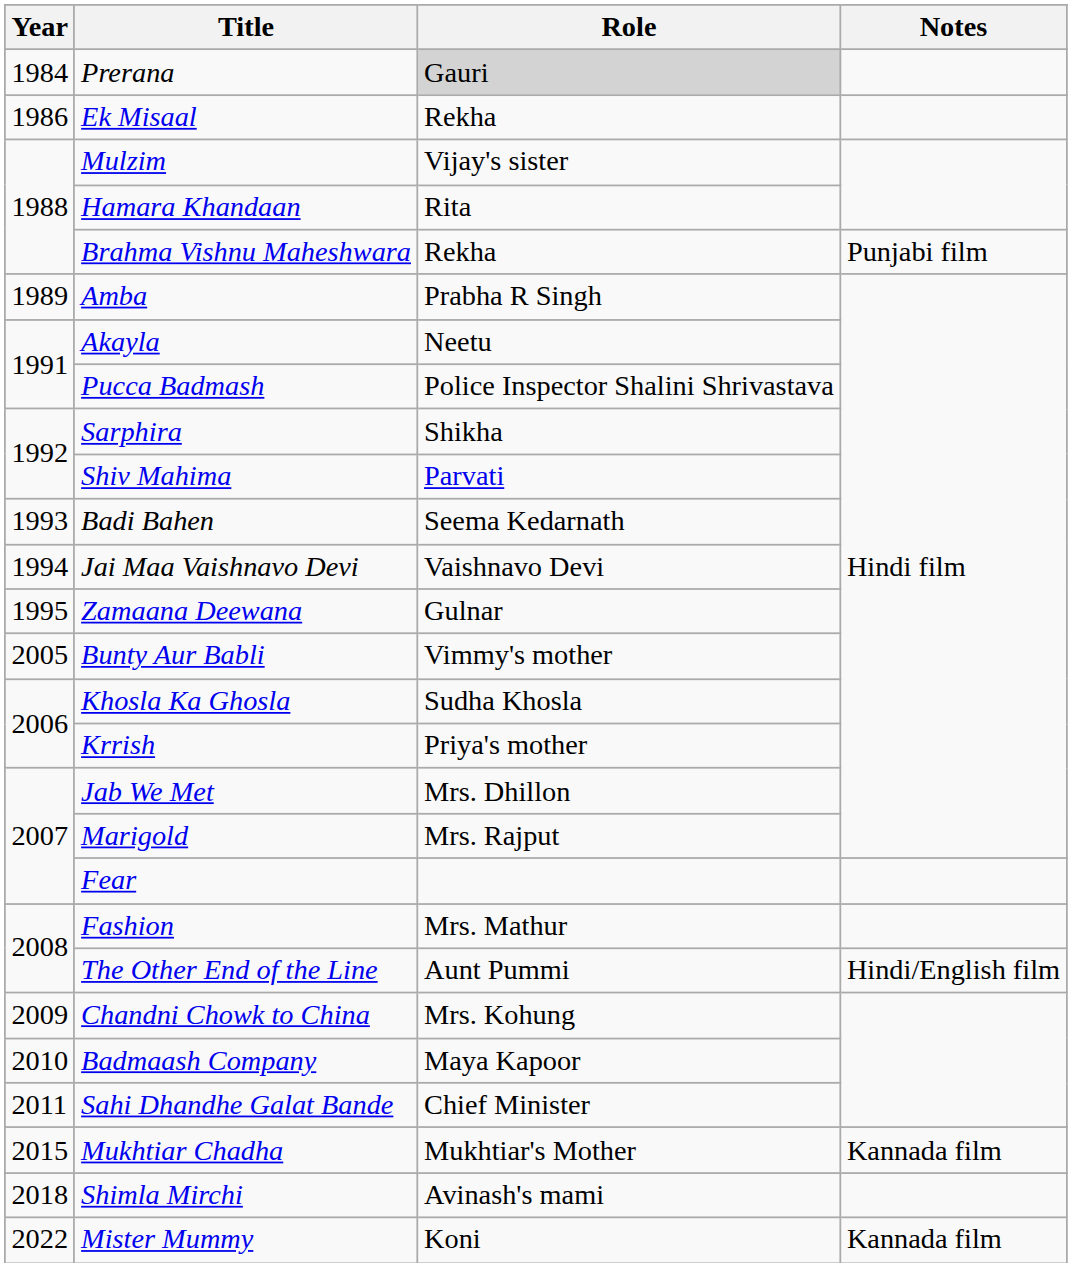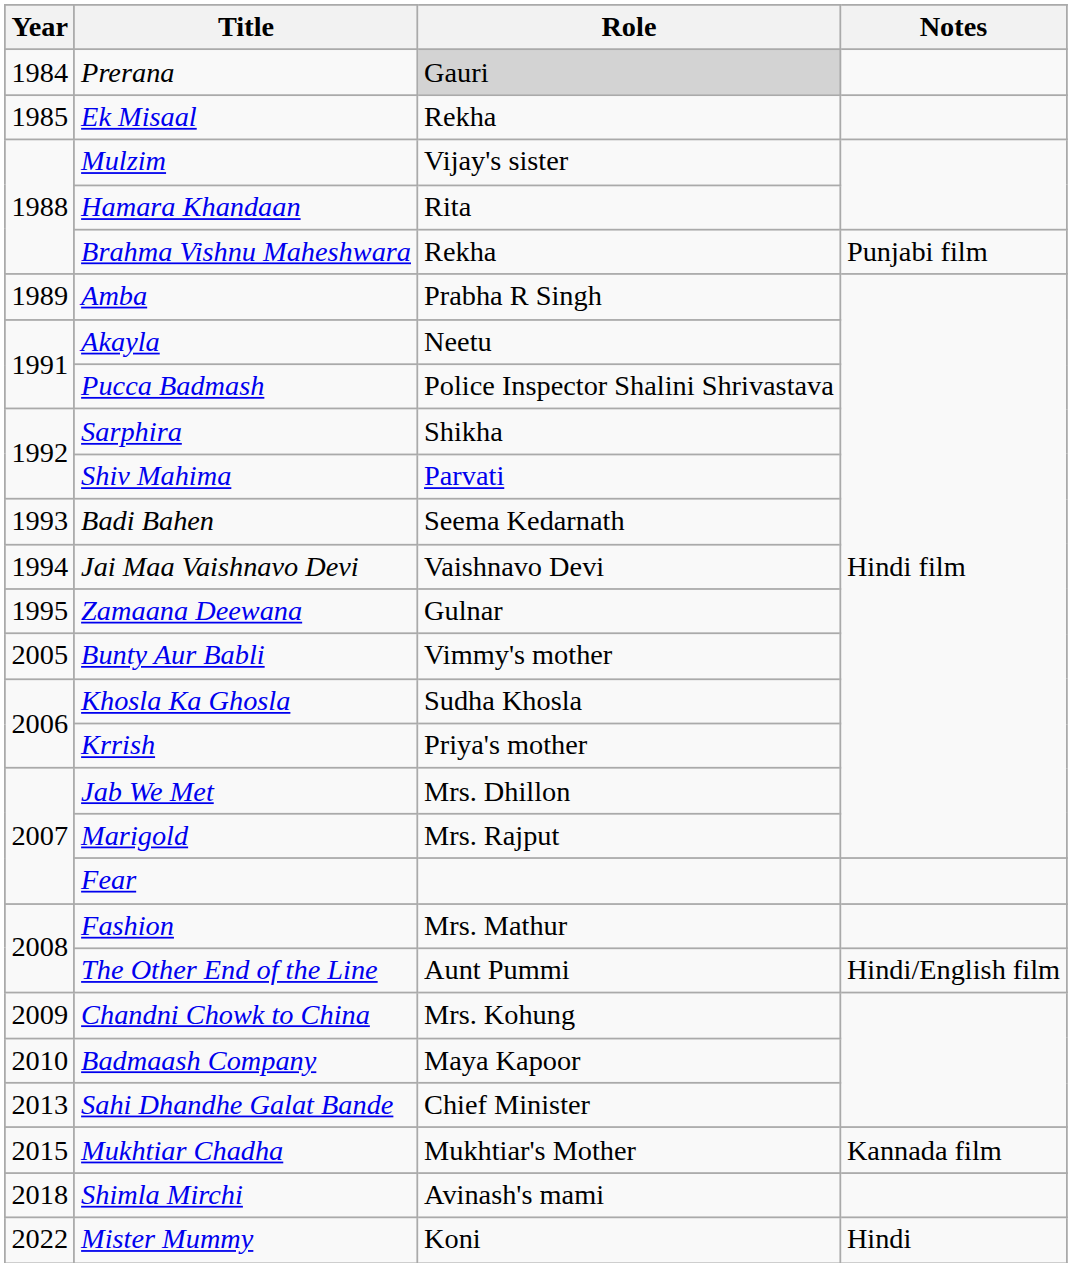(40, 116) 1986 -> (40, 116) 1985
(39, 1104) 2011 -> (40, 1104) 2013
(924, 1239) Kannada film -> (879, 1239) Hindi
